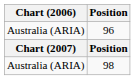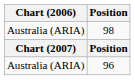rows swapped: (109, 30) <-> (109, 65)
